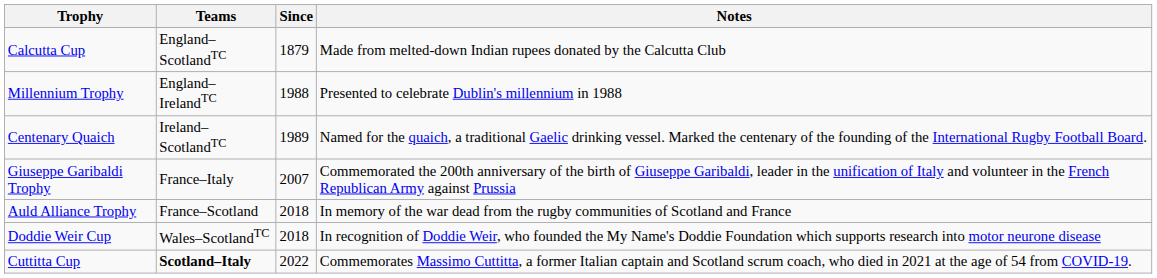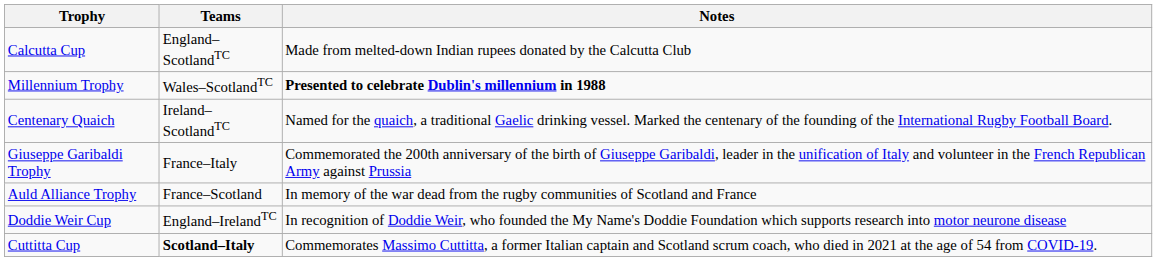- column: (296, 16)
(188, 93) England–IrelandTC -> (218, 85) Wales–ScotlandTC
(471, 93) normal -> (445, 85) bold
(214, 236) Wales–ScotlandTC -> (220, 219) England–IrelandTC
